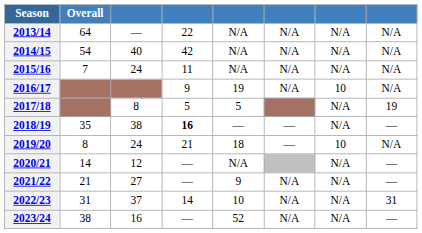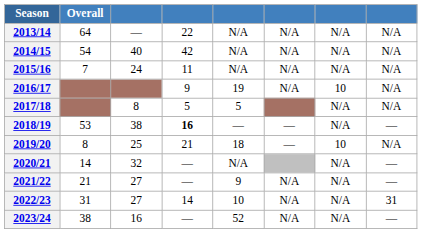(391, 106) 19 -> (391, 106) N/A
(85, 125) 35 -> (85, 125) 53
(136, 144) 24 -> (136, 144) 25
(136, 162) 12 -> (136, 162) 32
(136, 200) 37 -> (136, 200) 27
